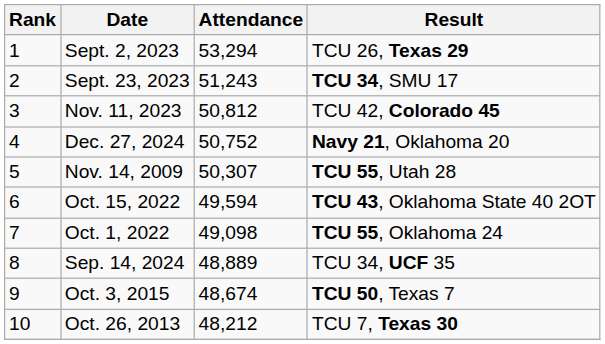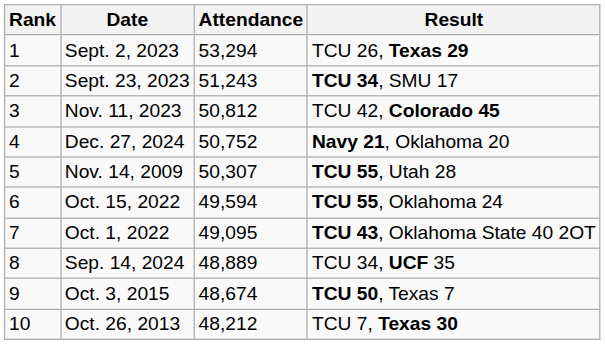(454, 202) TCU 43, Oklahoma State 40 2OT -> (408, 202) TCU 55, Oklahoma 24
(228, 232) 49,098 -> (228, 232) 49,095
(408, 232) TCU 55, Oklahoma 24 -> (454, 232) TCU 43, Oklahoma State 40 2OT
